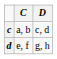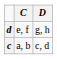rows swapped: (9, 29) <-> (9, 46)
